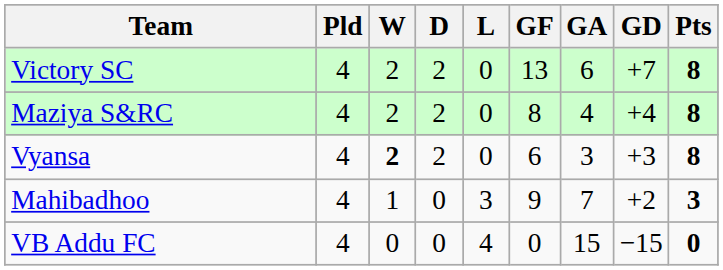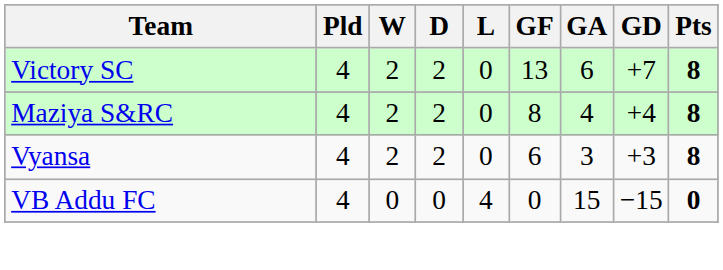(392, 156) bold -> (392, 156) normal
- row: (80, 199)
